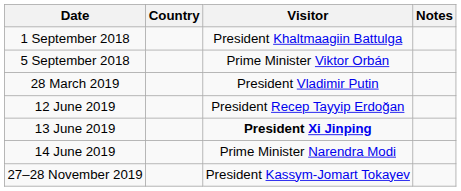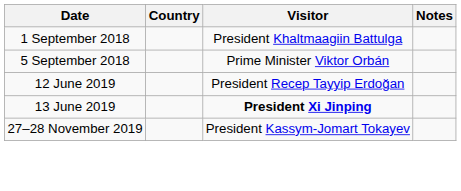- row: (75, 84)
- row: (75, 152)
